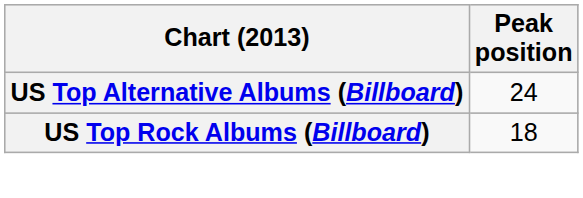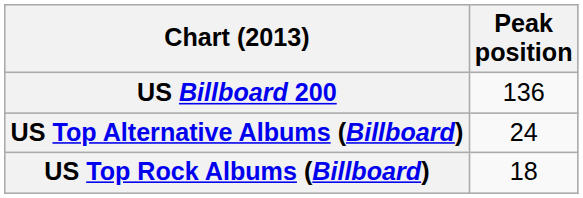+ row: (237, 92)
